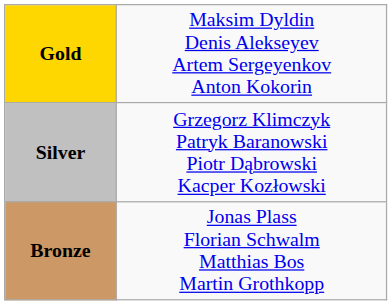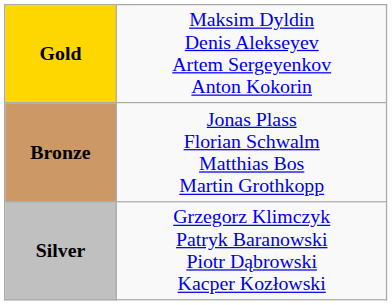rows swapped: (60, 152) <-> (60, 250)
